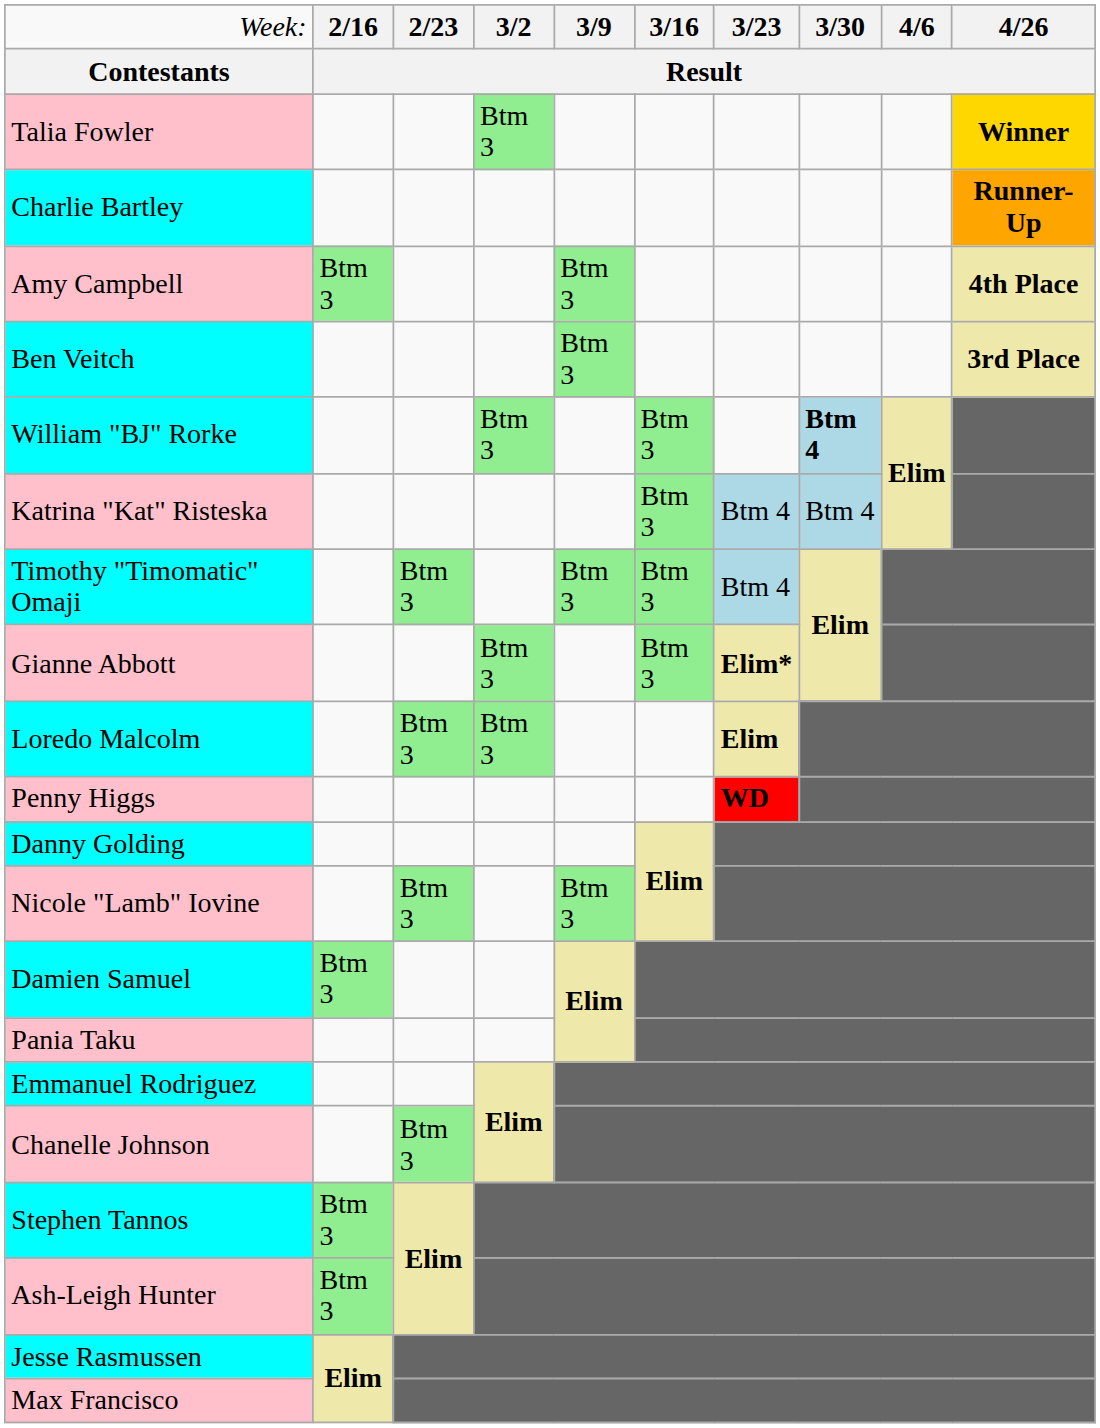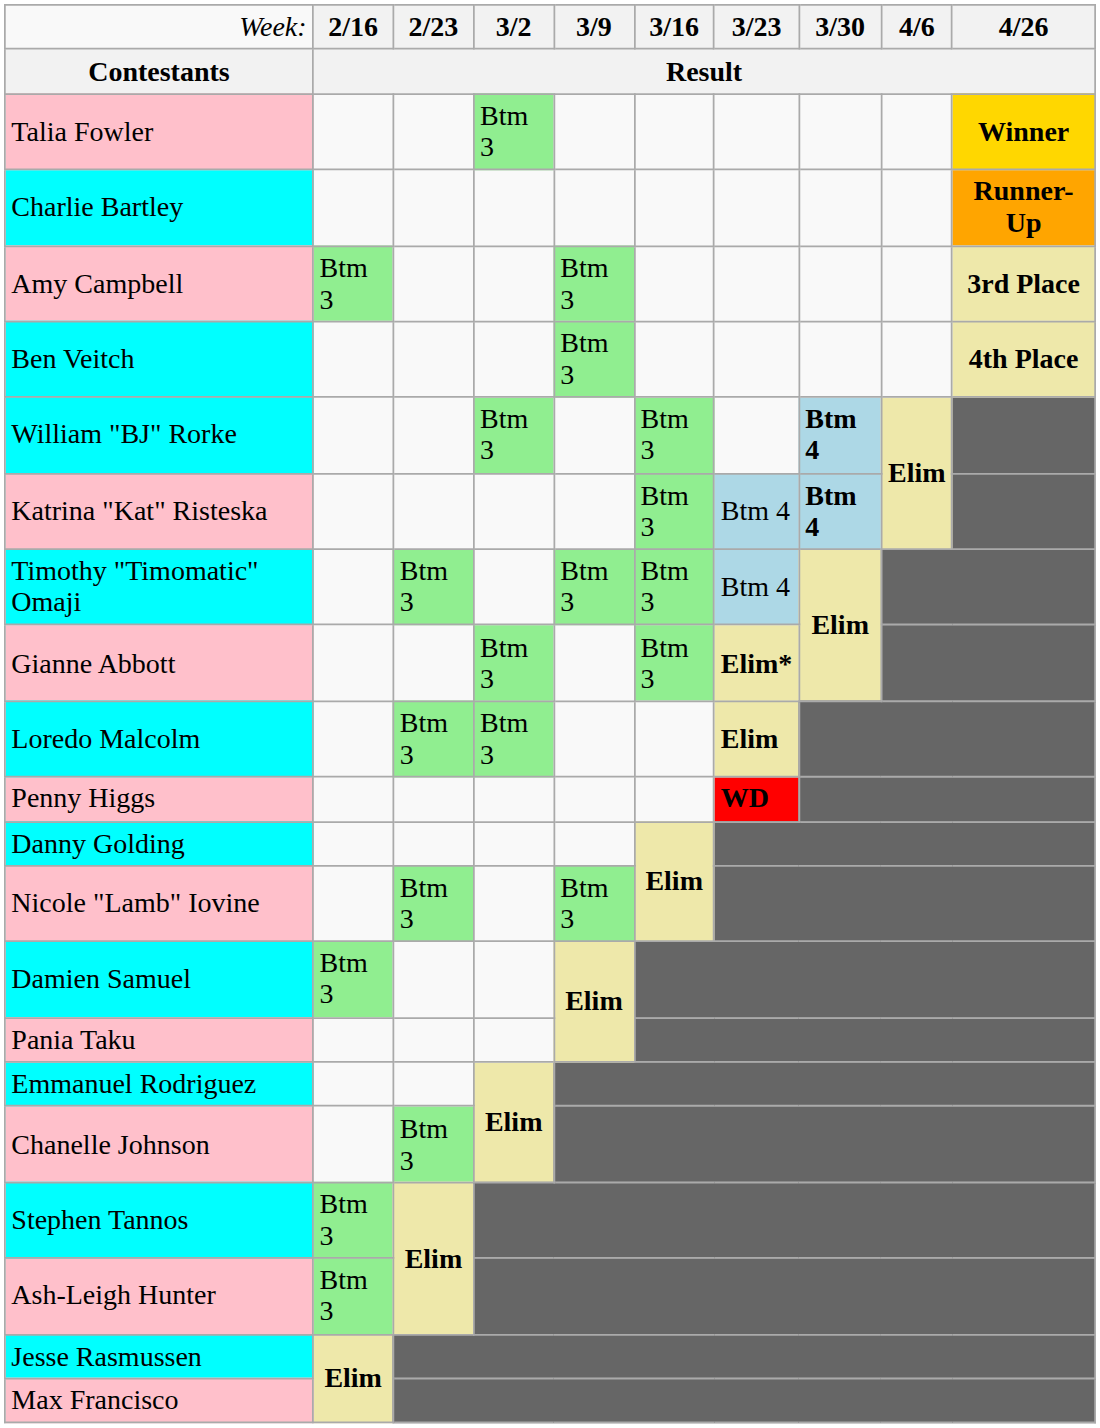(1024, 283) 4th Place -> (1024, 283) 3rd Place
(1024, 358) 3rd Place -> (1024, 358) 4th Place
(840, 510) normal -> (831, 510) bold
